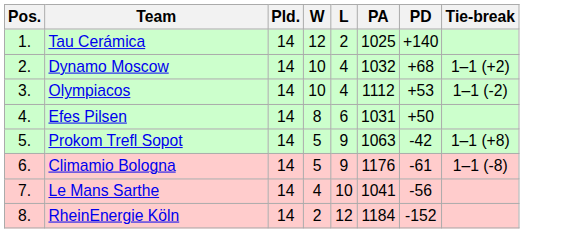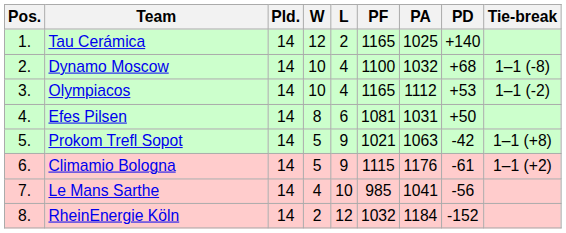+ column: (378, 16)
(480, 66) 1–1 (+2) -> (522, 66) 1–1 (-8)
(480, 166) 1–1 (-8) -> (522, 166) 1–1 (+2)
